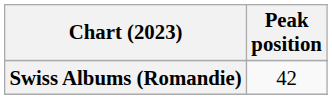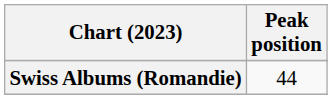(287, 77) 42 -> (287, 77) 44
